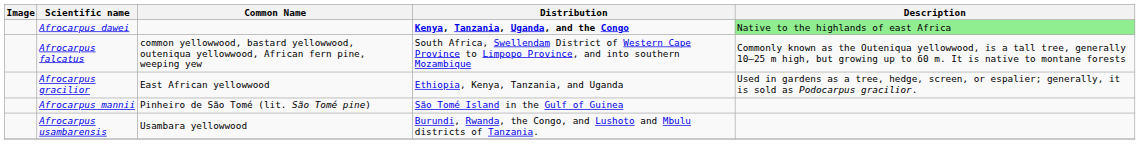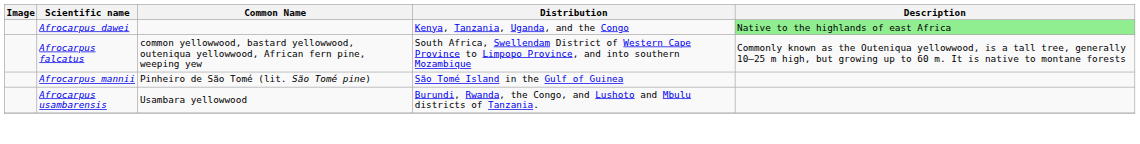(522, 27) bold -> (522, 27) normal
- row: (67, 85)
